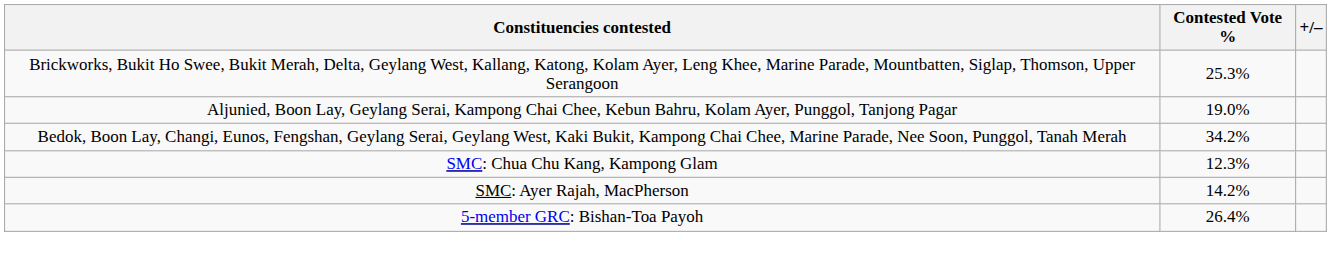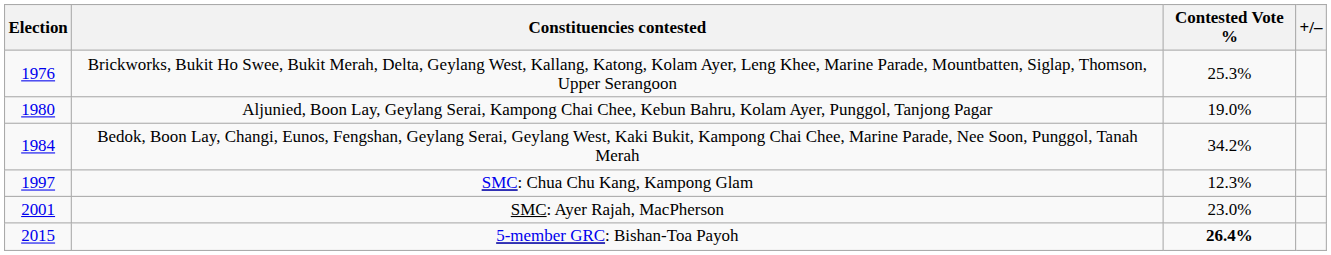+ column: (38, 27)
(1228, 190) 14.2% -> (1229, 209) 23.0%
(1228, 217) normal -> (1229, 236) bold
